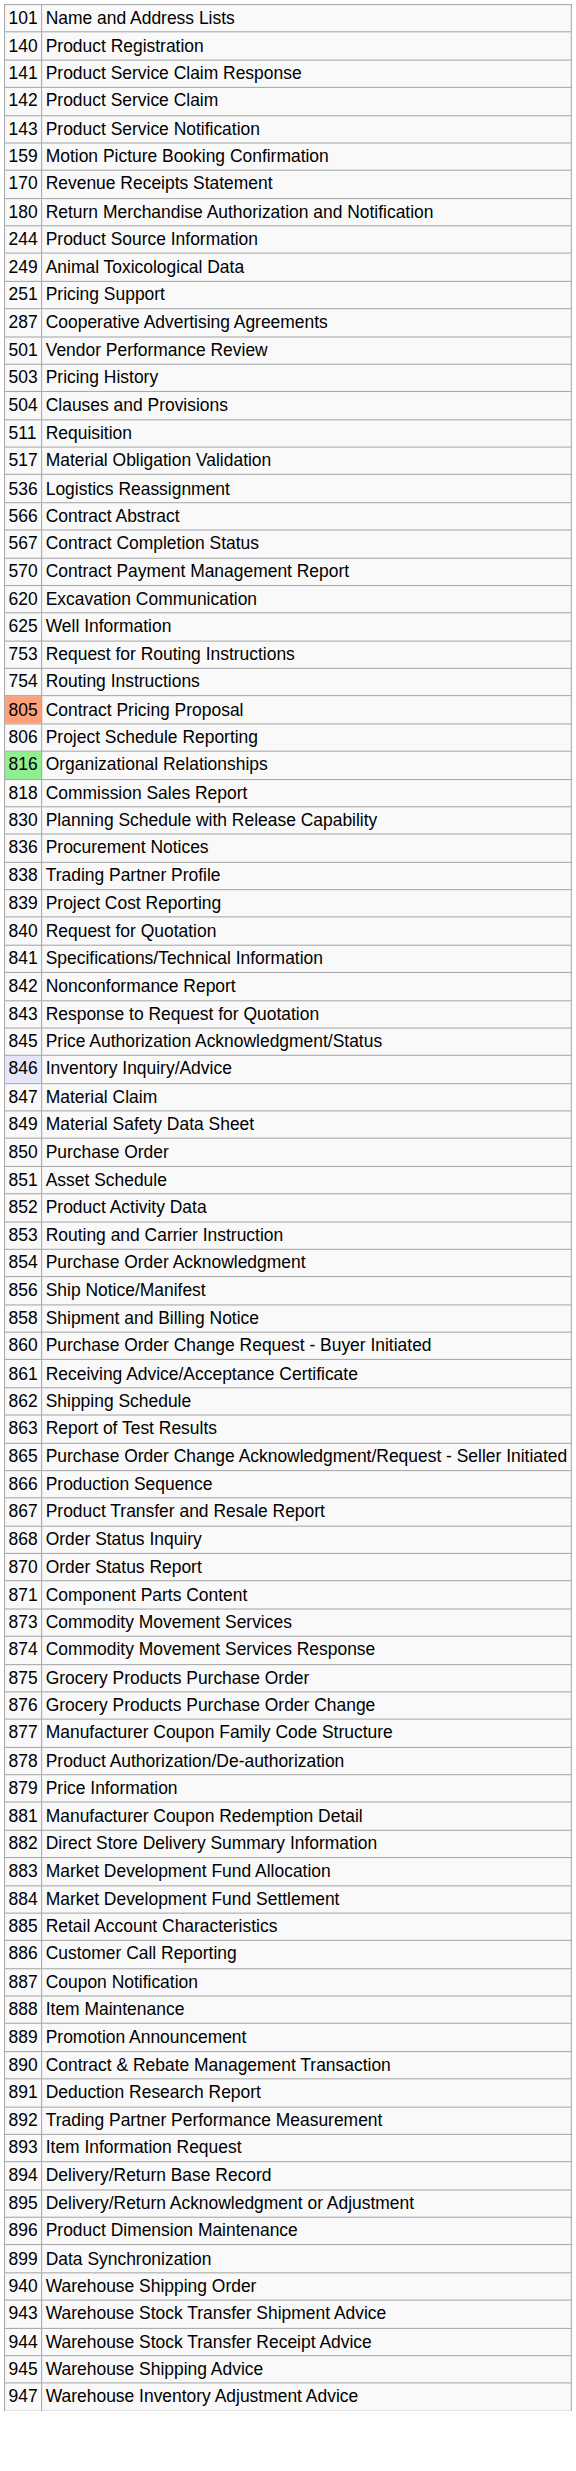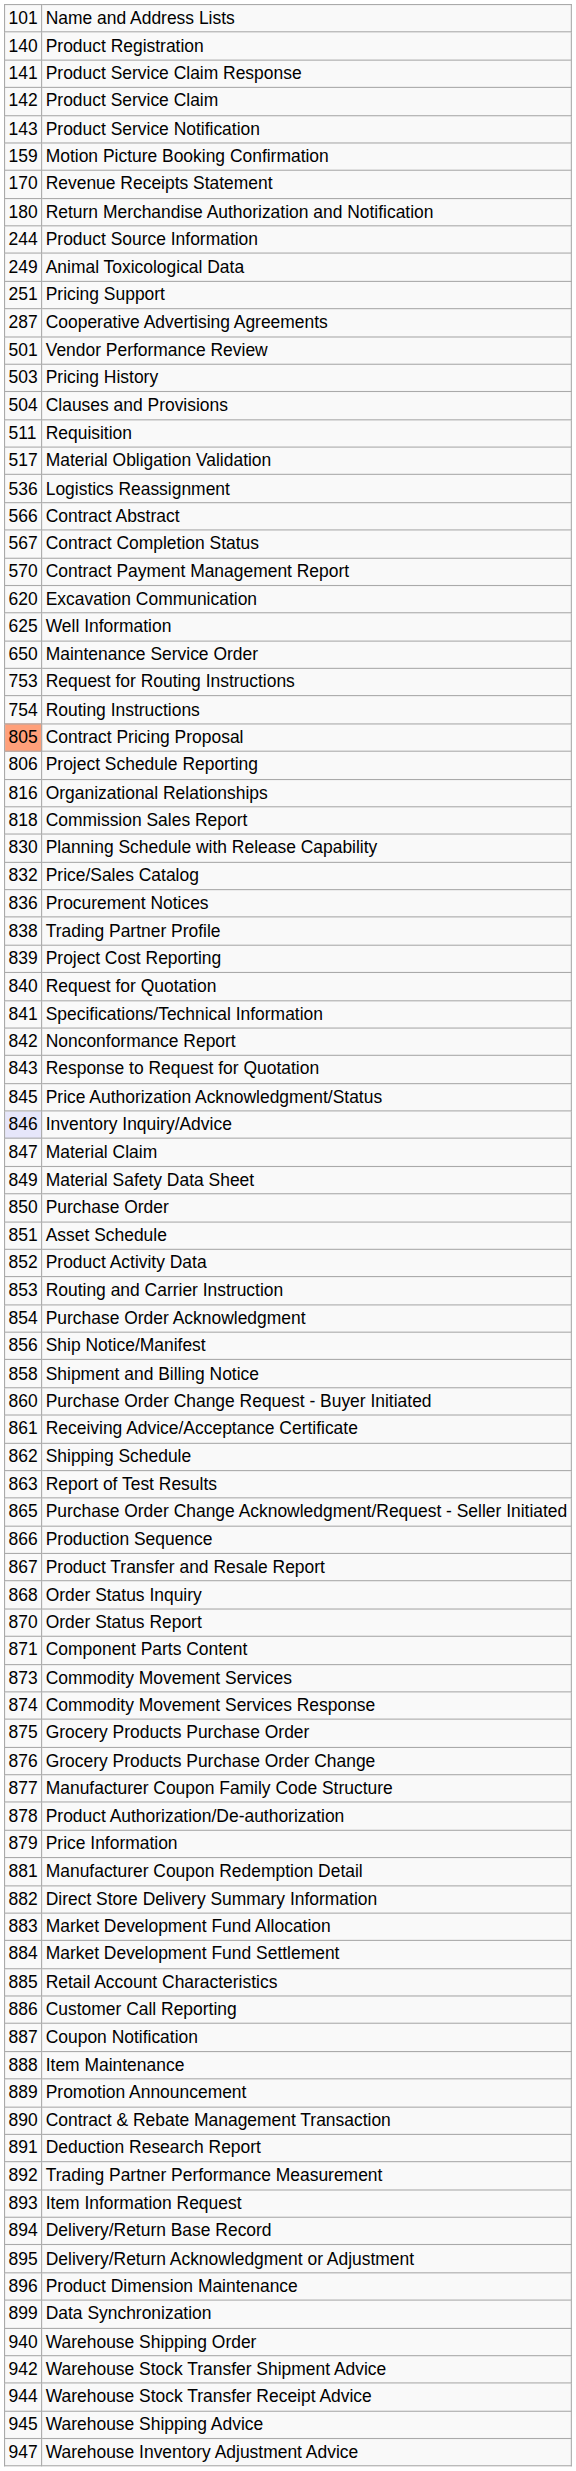+ row: (152, 654)
(23, 765) lightgreen background -> (23, 792) no background
+ row: (122, 875)
(23, 2314) 943 -> (23, 2369) 942
